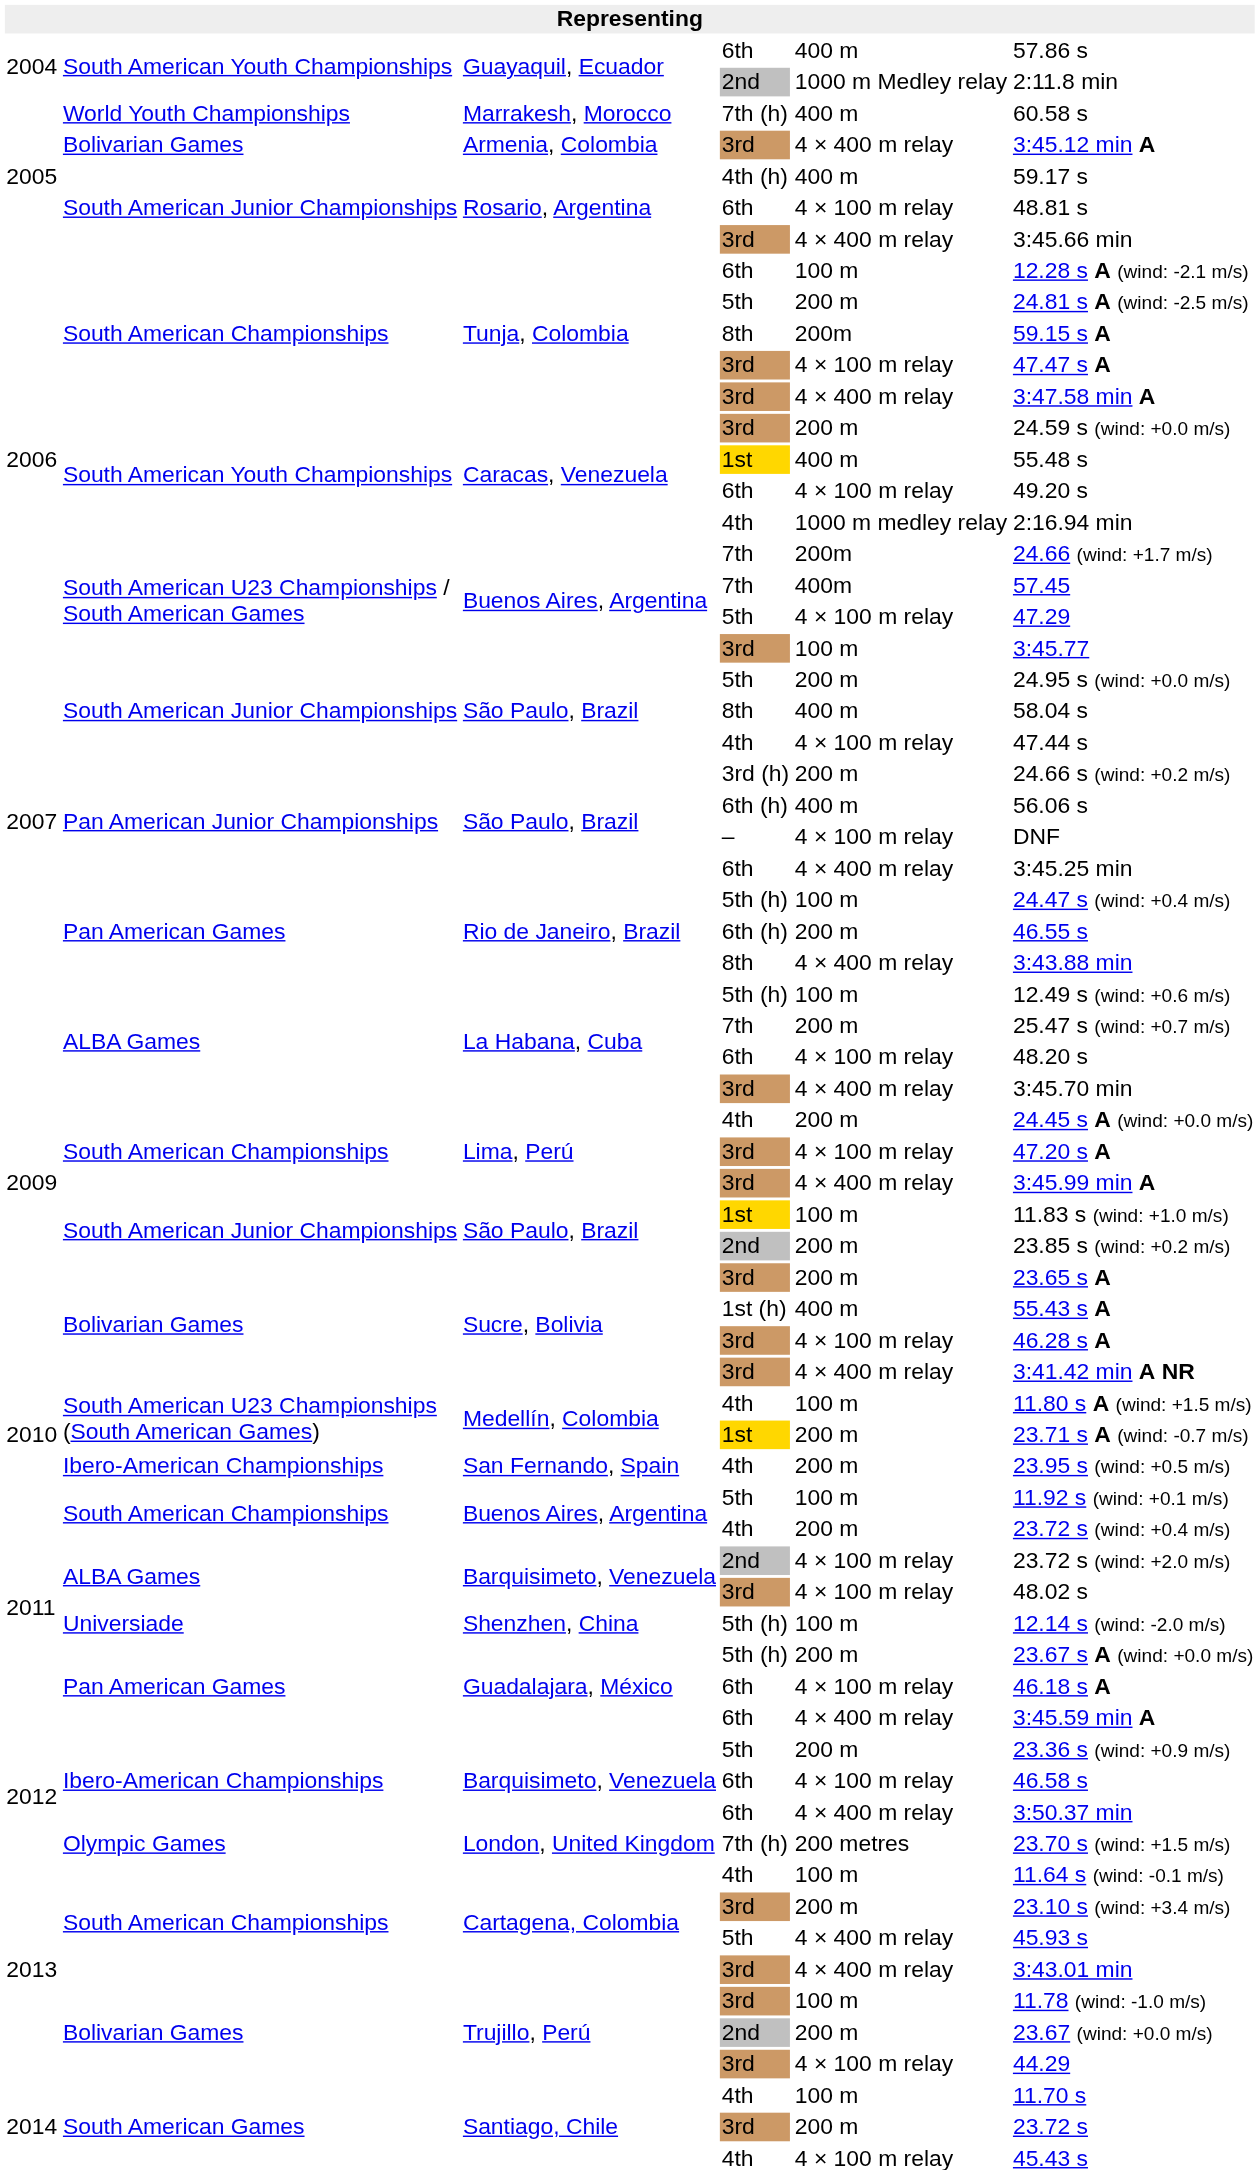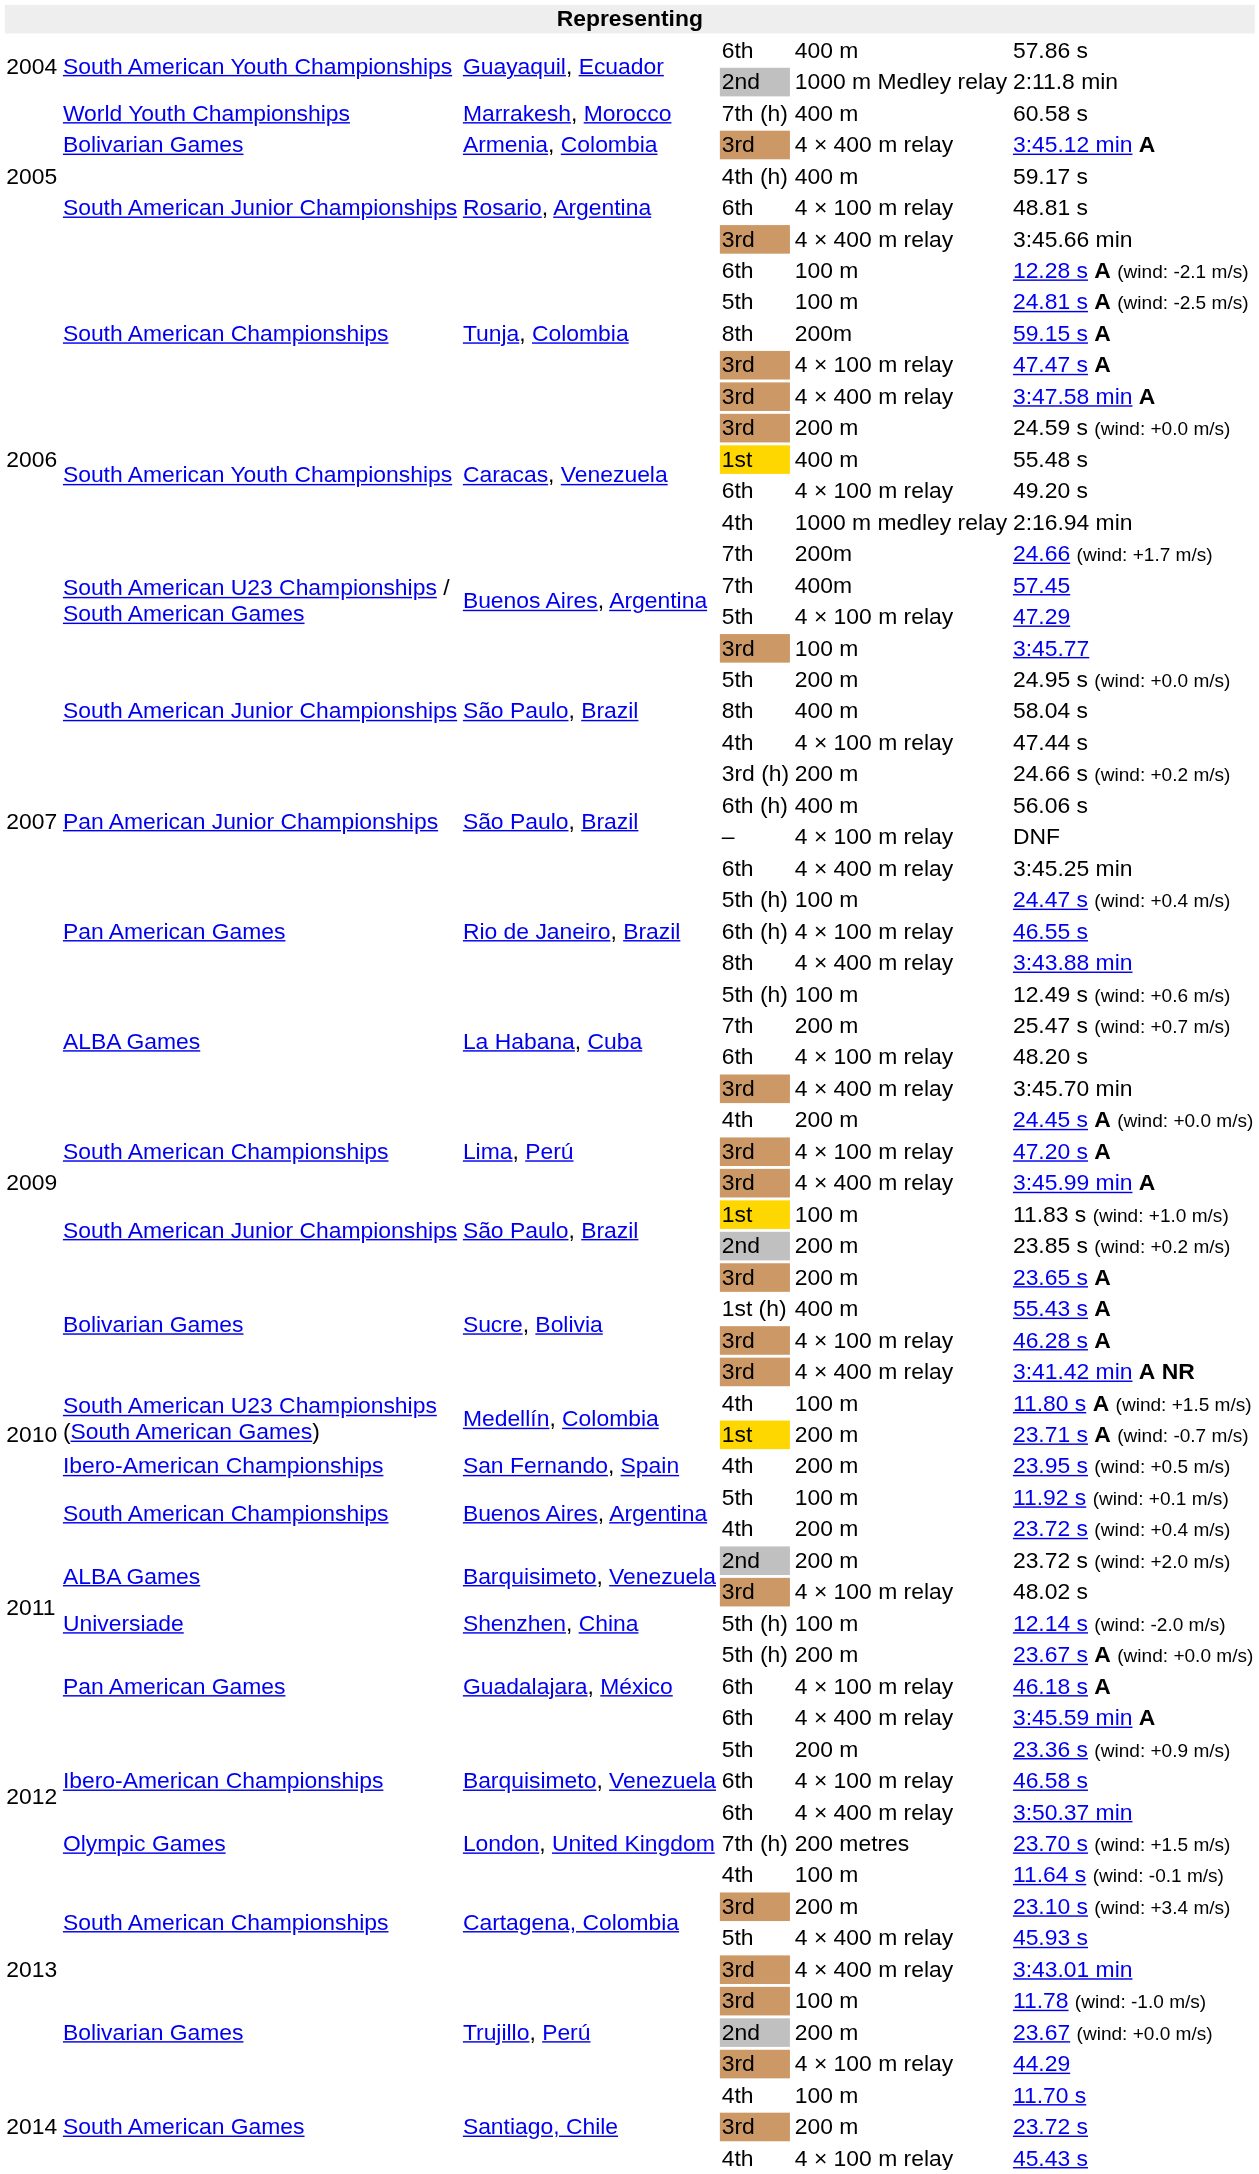(827, 302) 200 m -> (827, 302) 100 m
(827, 931) 200 m -> (874, 931) 4 × 100 m relay
(874, 1560) 4 × 100 m relay -> (827, 1560) 200 m
